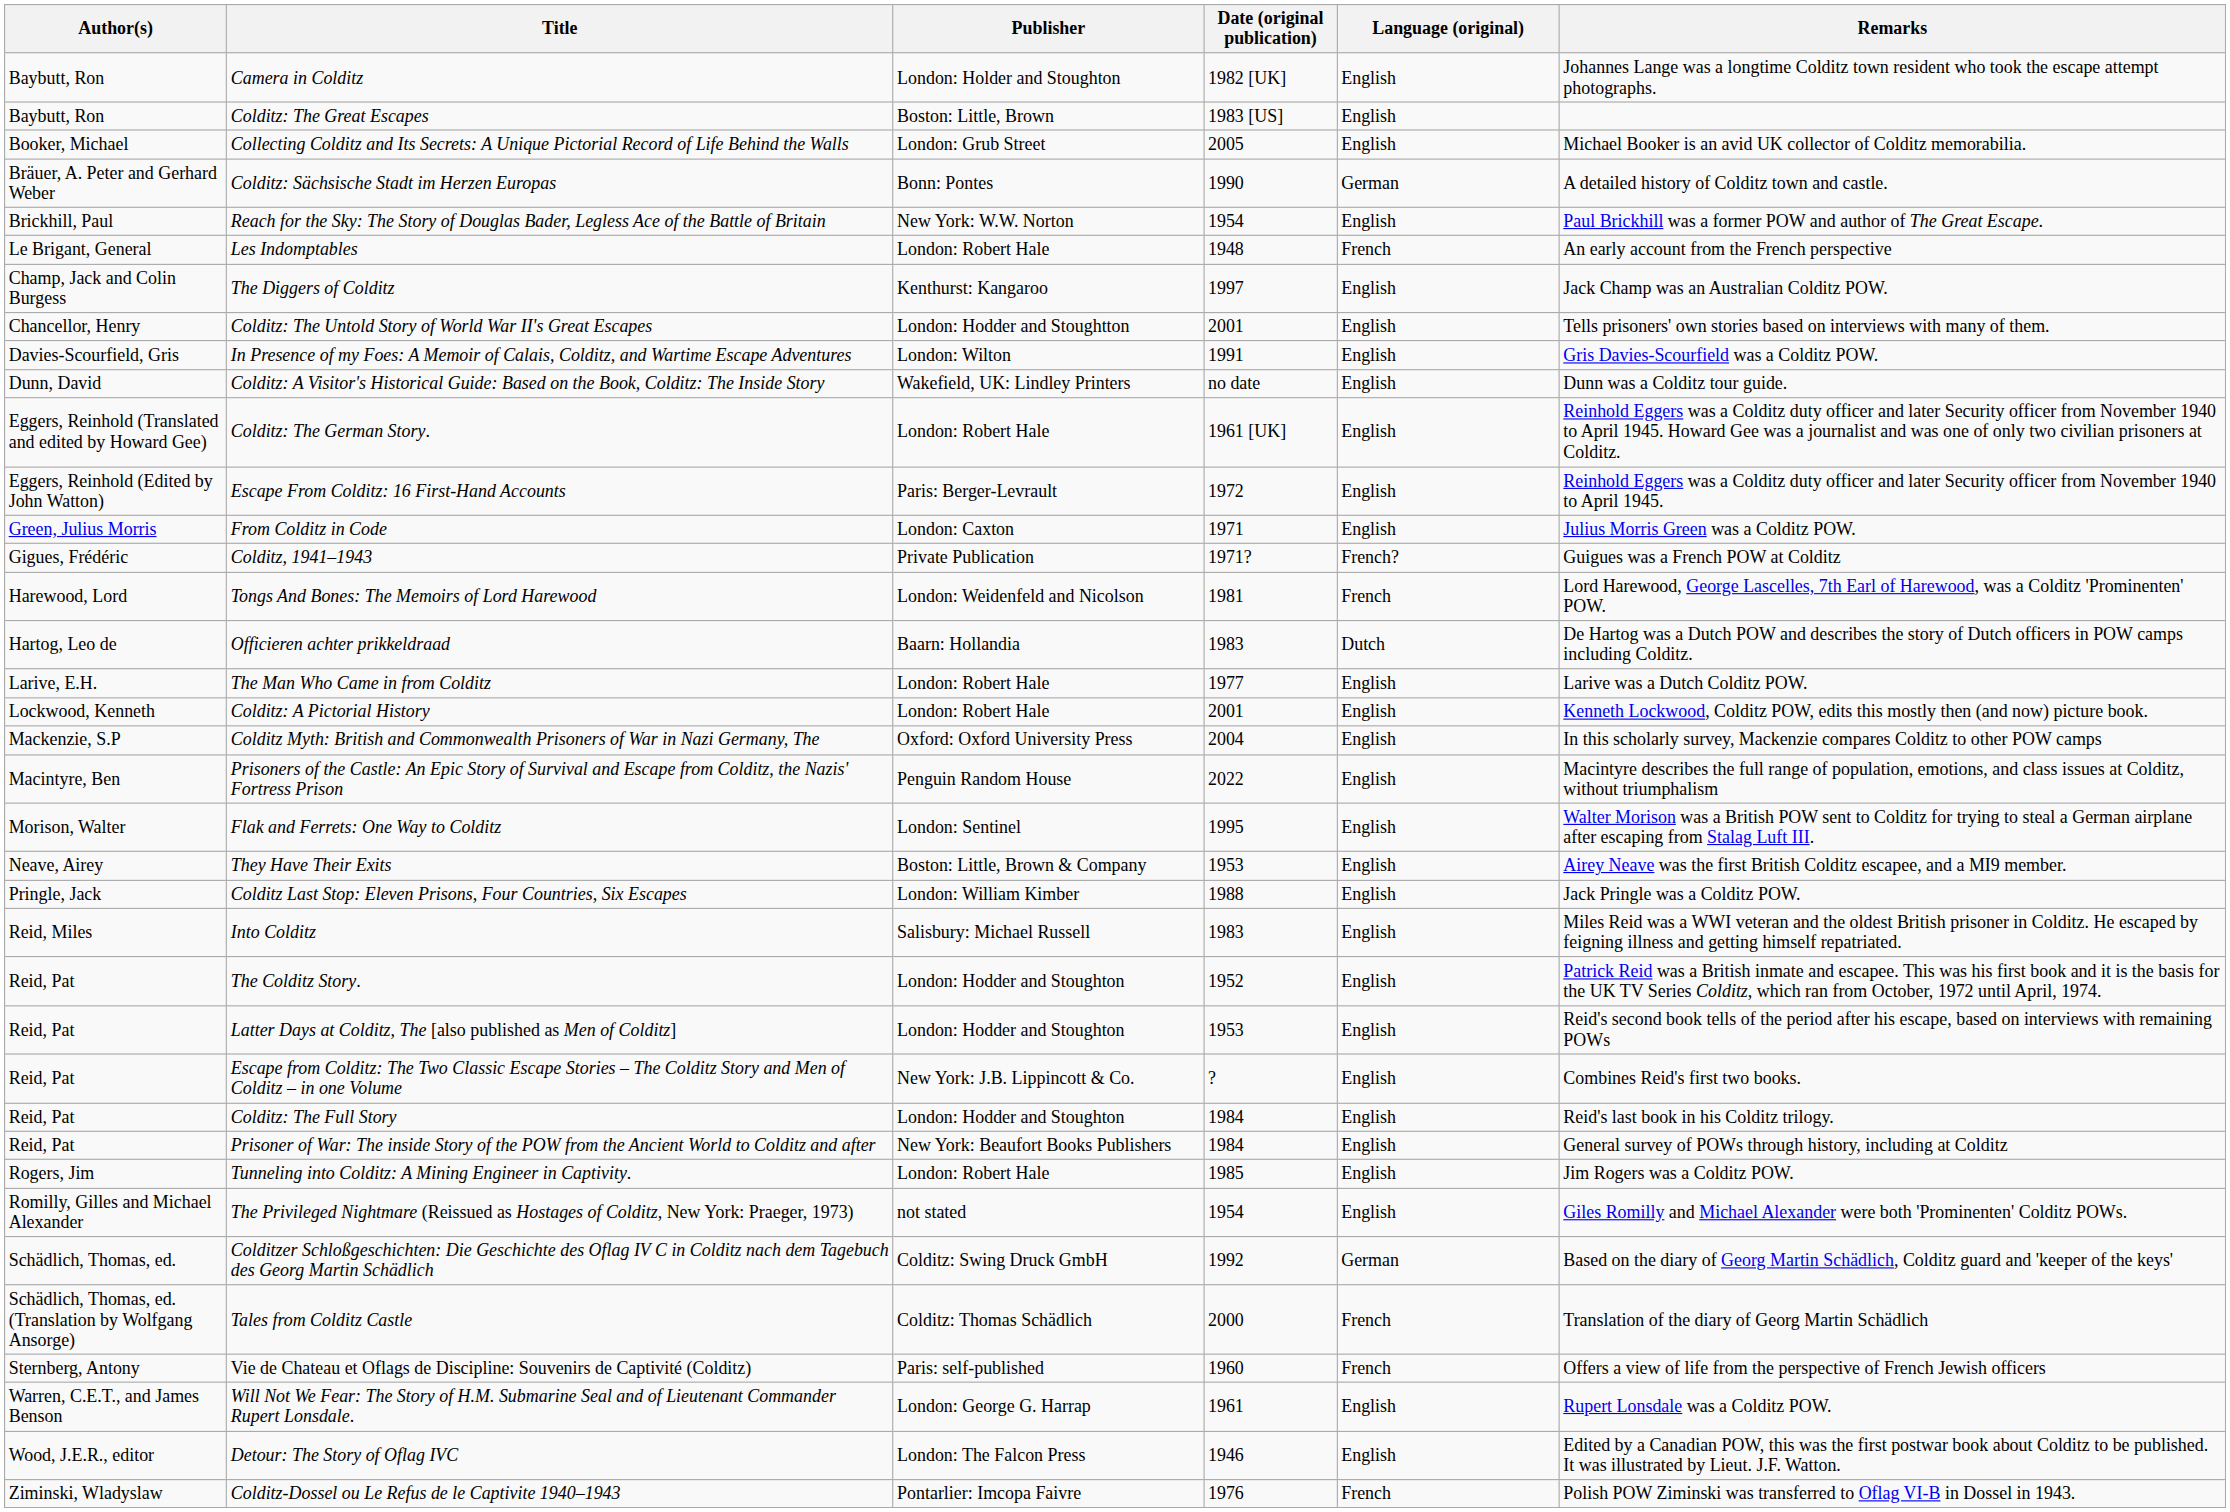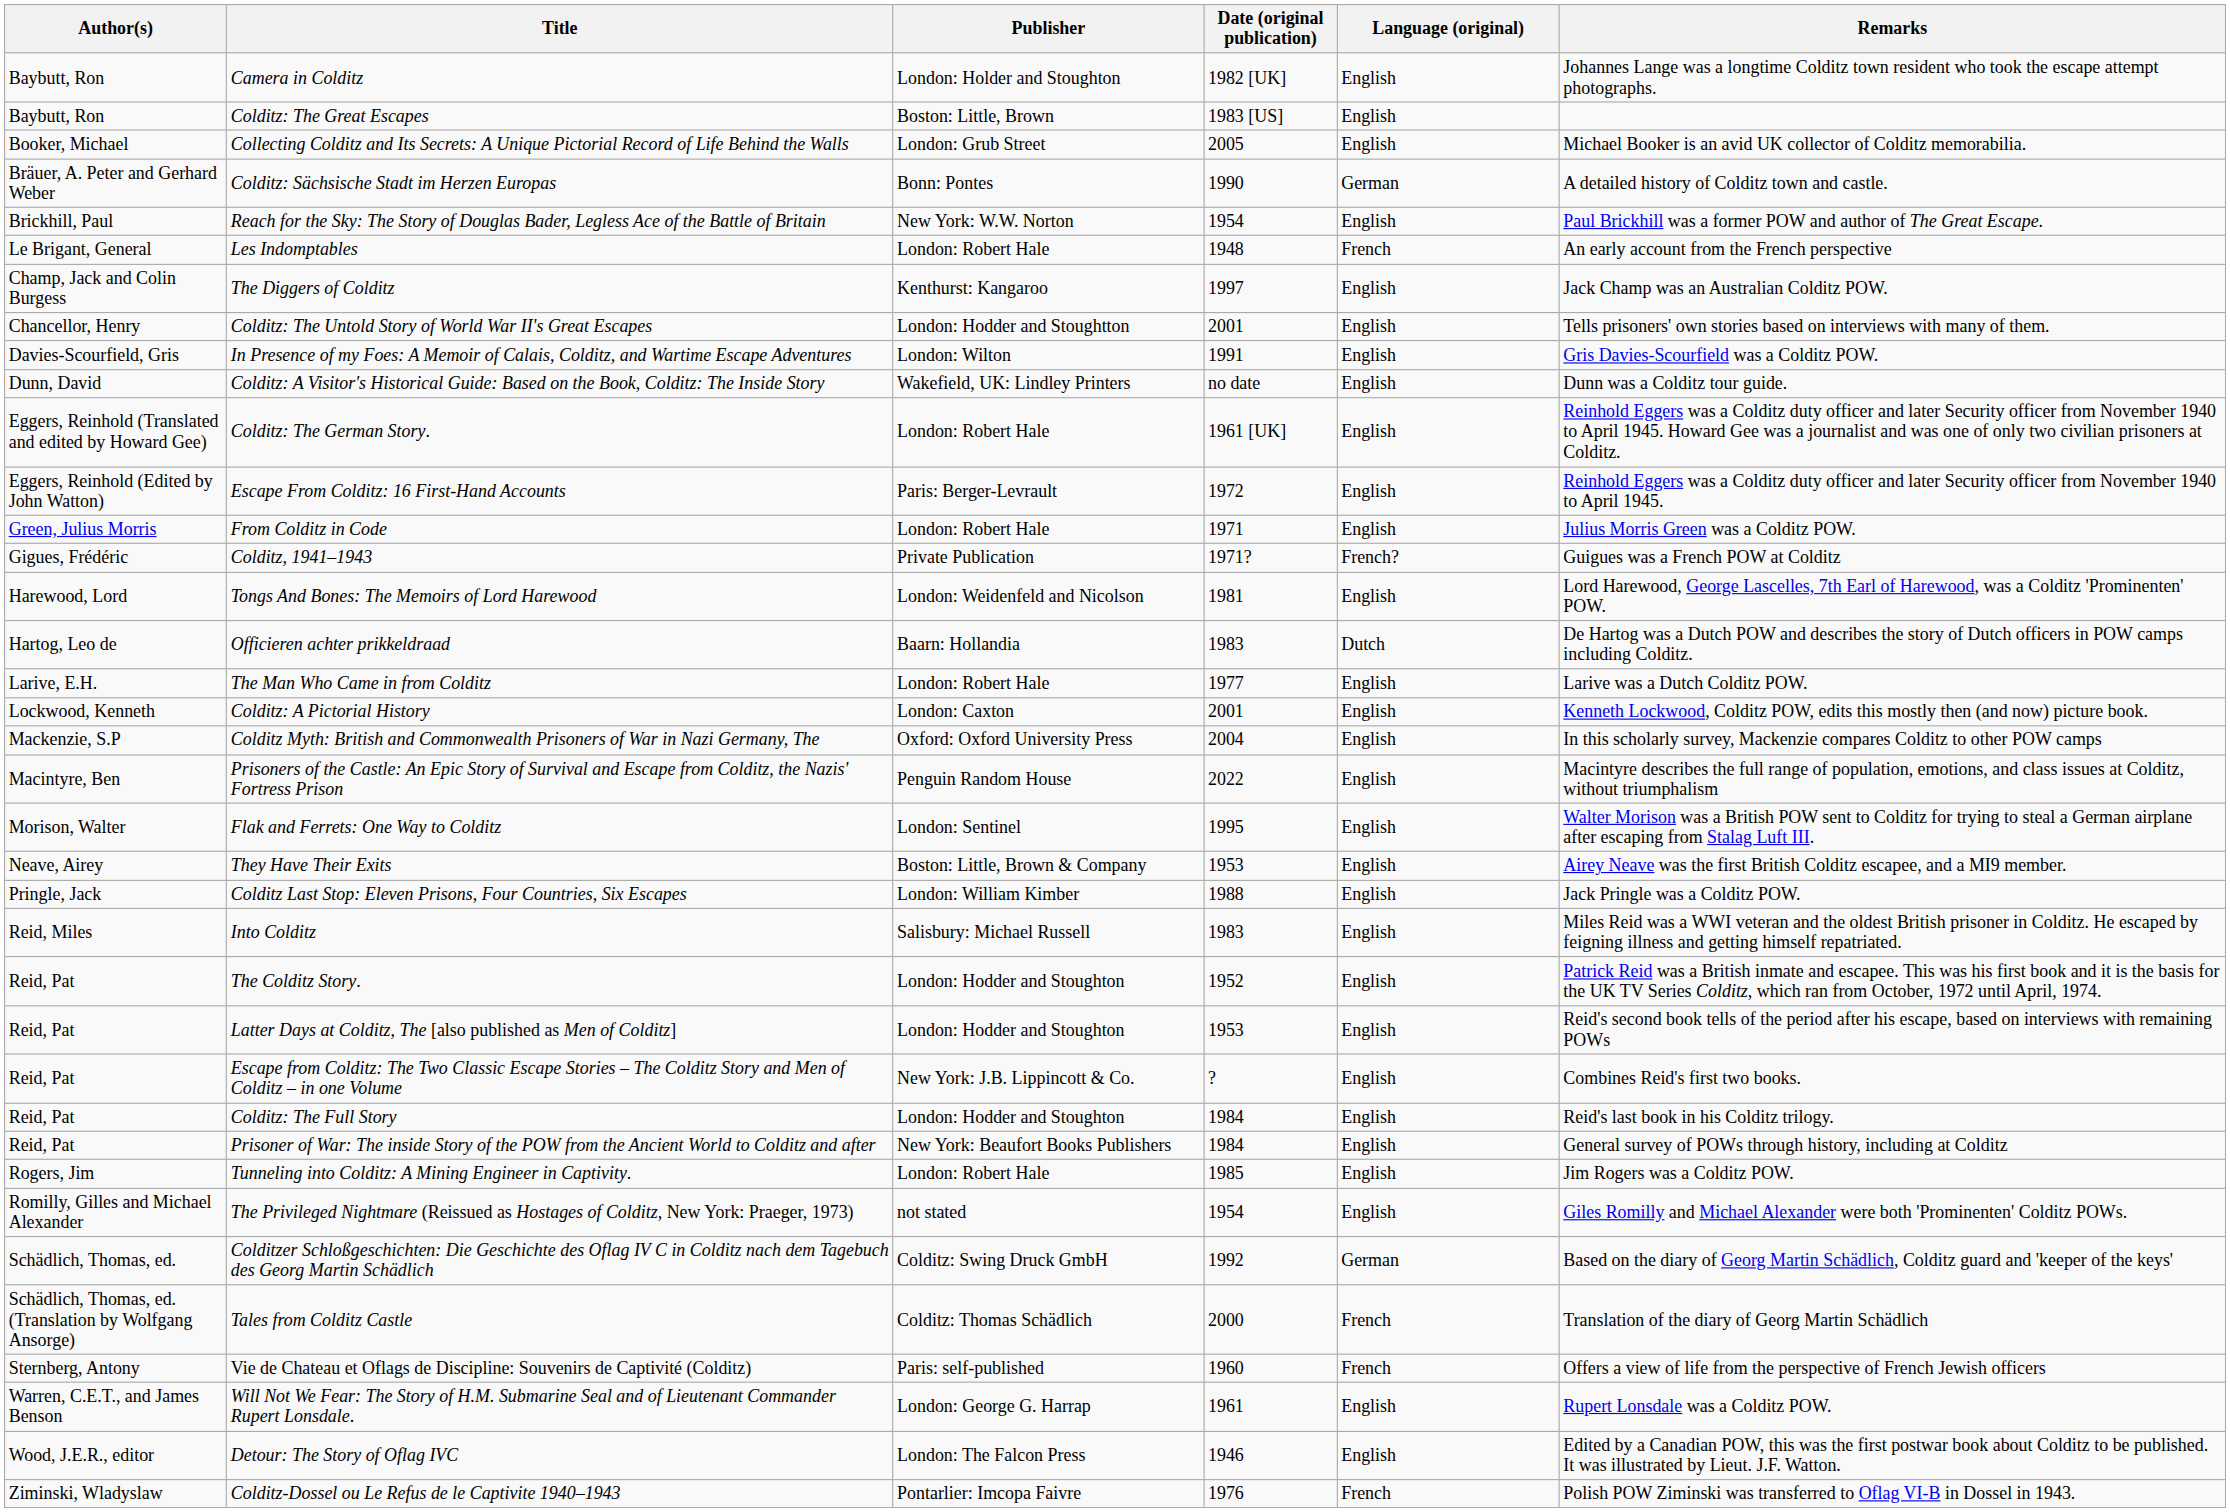(956, 529) London: Caxton -> (973, 529) London: Robert Hale
(1366, 596) French -> (1369, 596) English
(973, 711) London: Robert Hale -> (956, 711) London: Caxton
